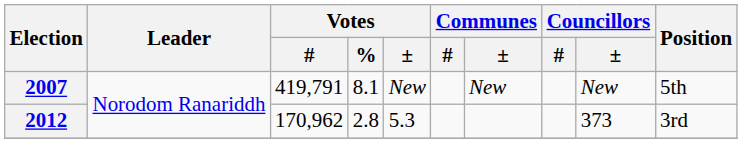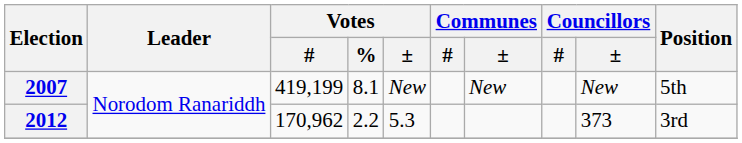(309, 87) 419,791 -> (309, 87) 419,199
(366, 120) 2.8 -> (366, 120) 2.2
